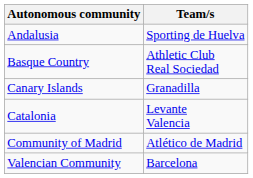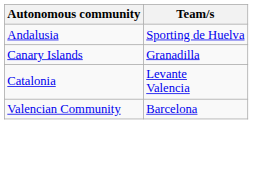- row: (48, 61)
- row: (65, 143)
